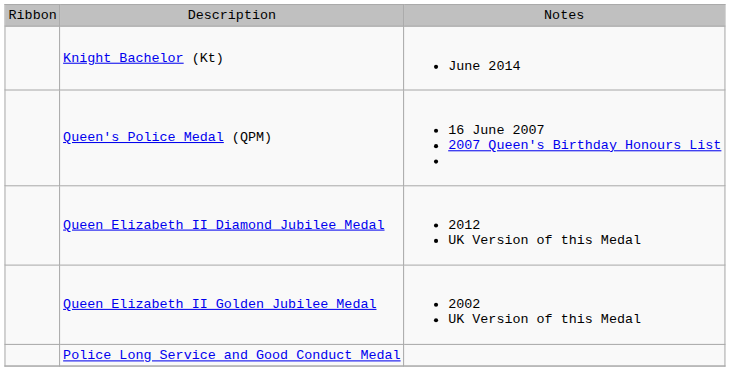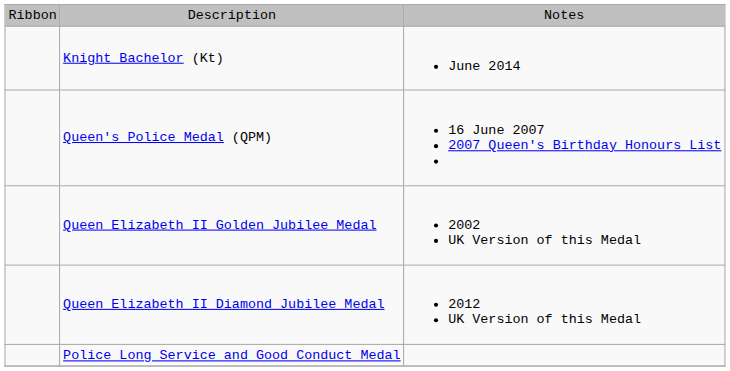rows swapped: (220, 305) <-> (224, 225)
